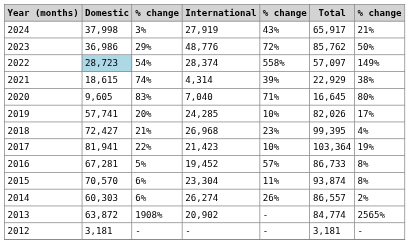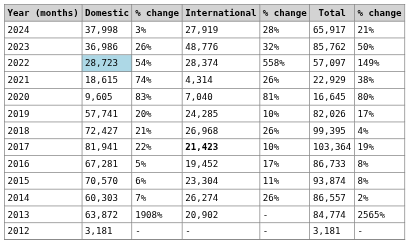(271, 30) 43% -> (271, 30) 28%
(143, 46) 29% -> (143, 46) 26%
(271, 46) 72% -> (271, 46) 32%
(271, 80) 39% -> (271, 80) 26%
(271, 97) 71% -> (271, 97) 81%
(271, 130) 23% -> (271, 130) 26%
(202, 147) normal -> (202, 147) bold
(271, 164) 57% -> (271, 164) 17%
(141, 198) 6% -> (141, 198) 7%
